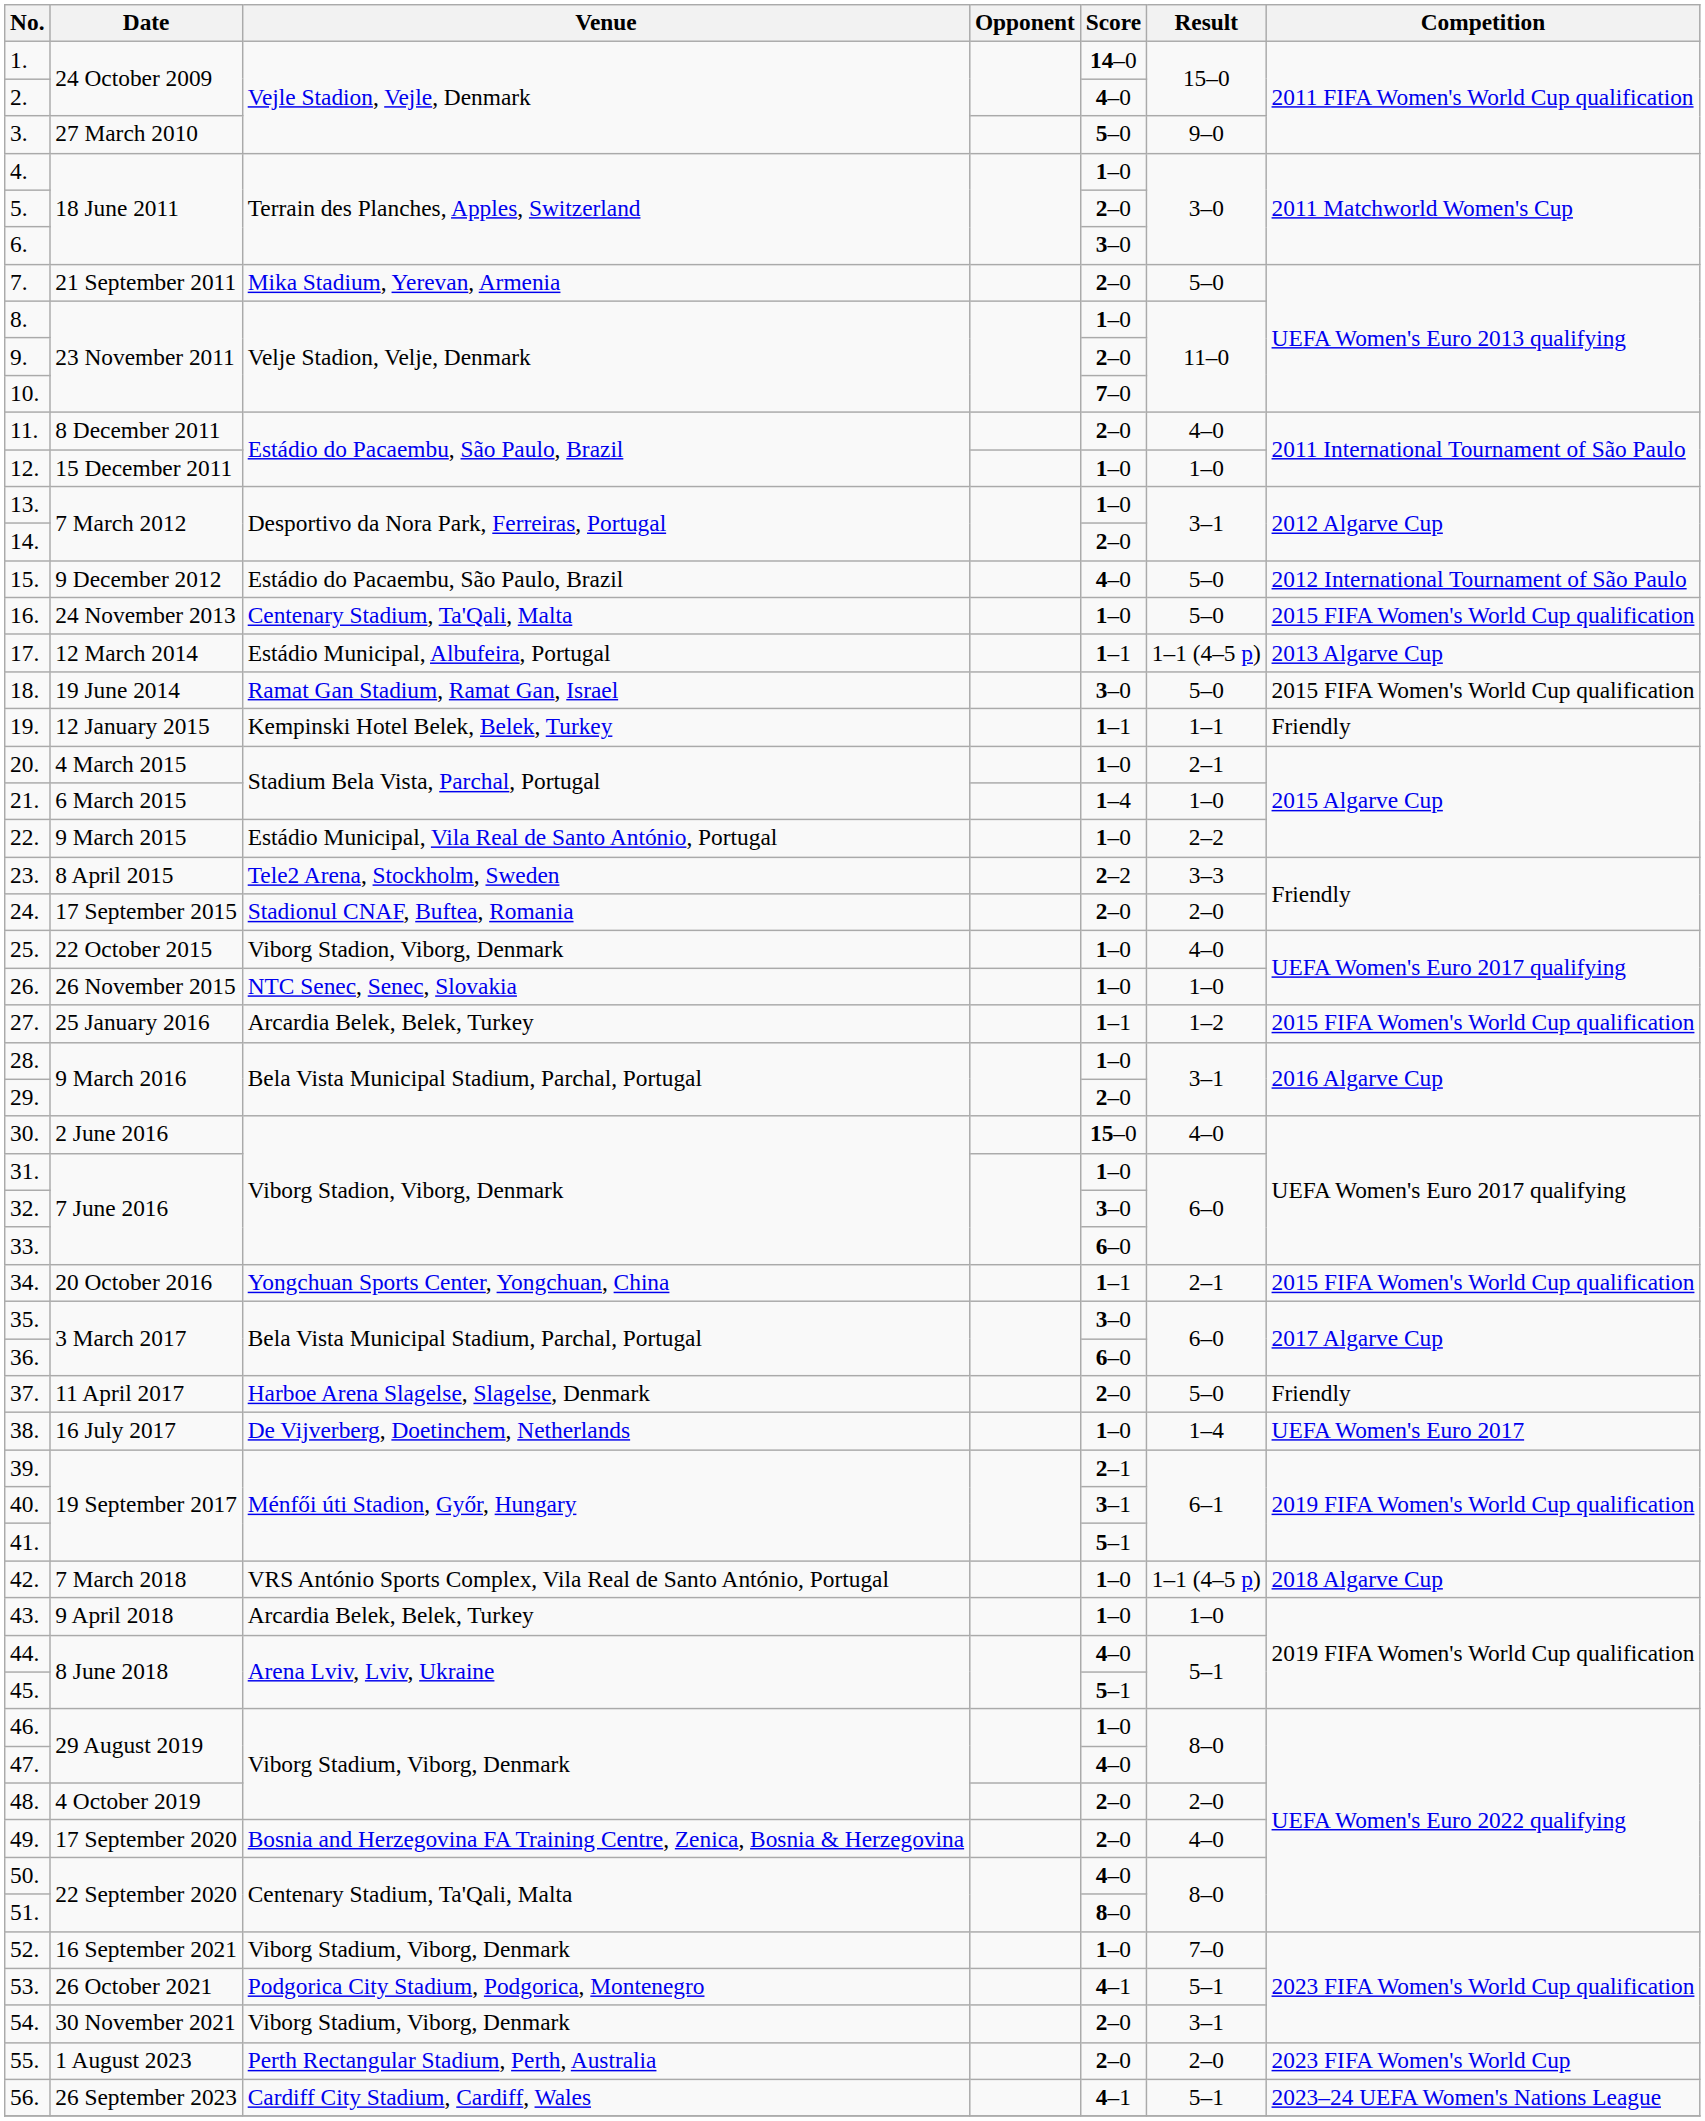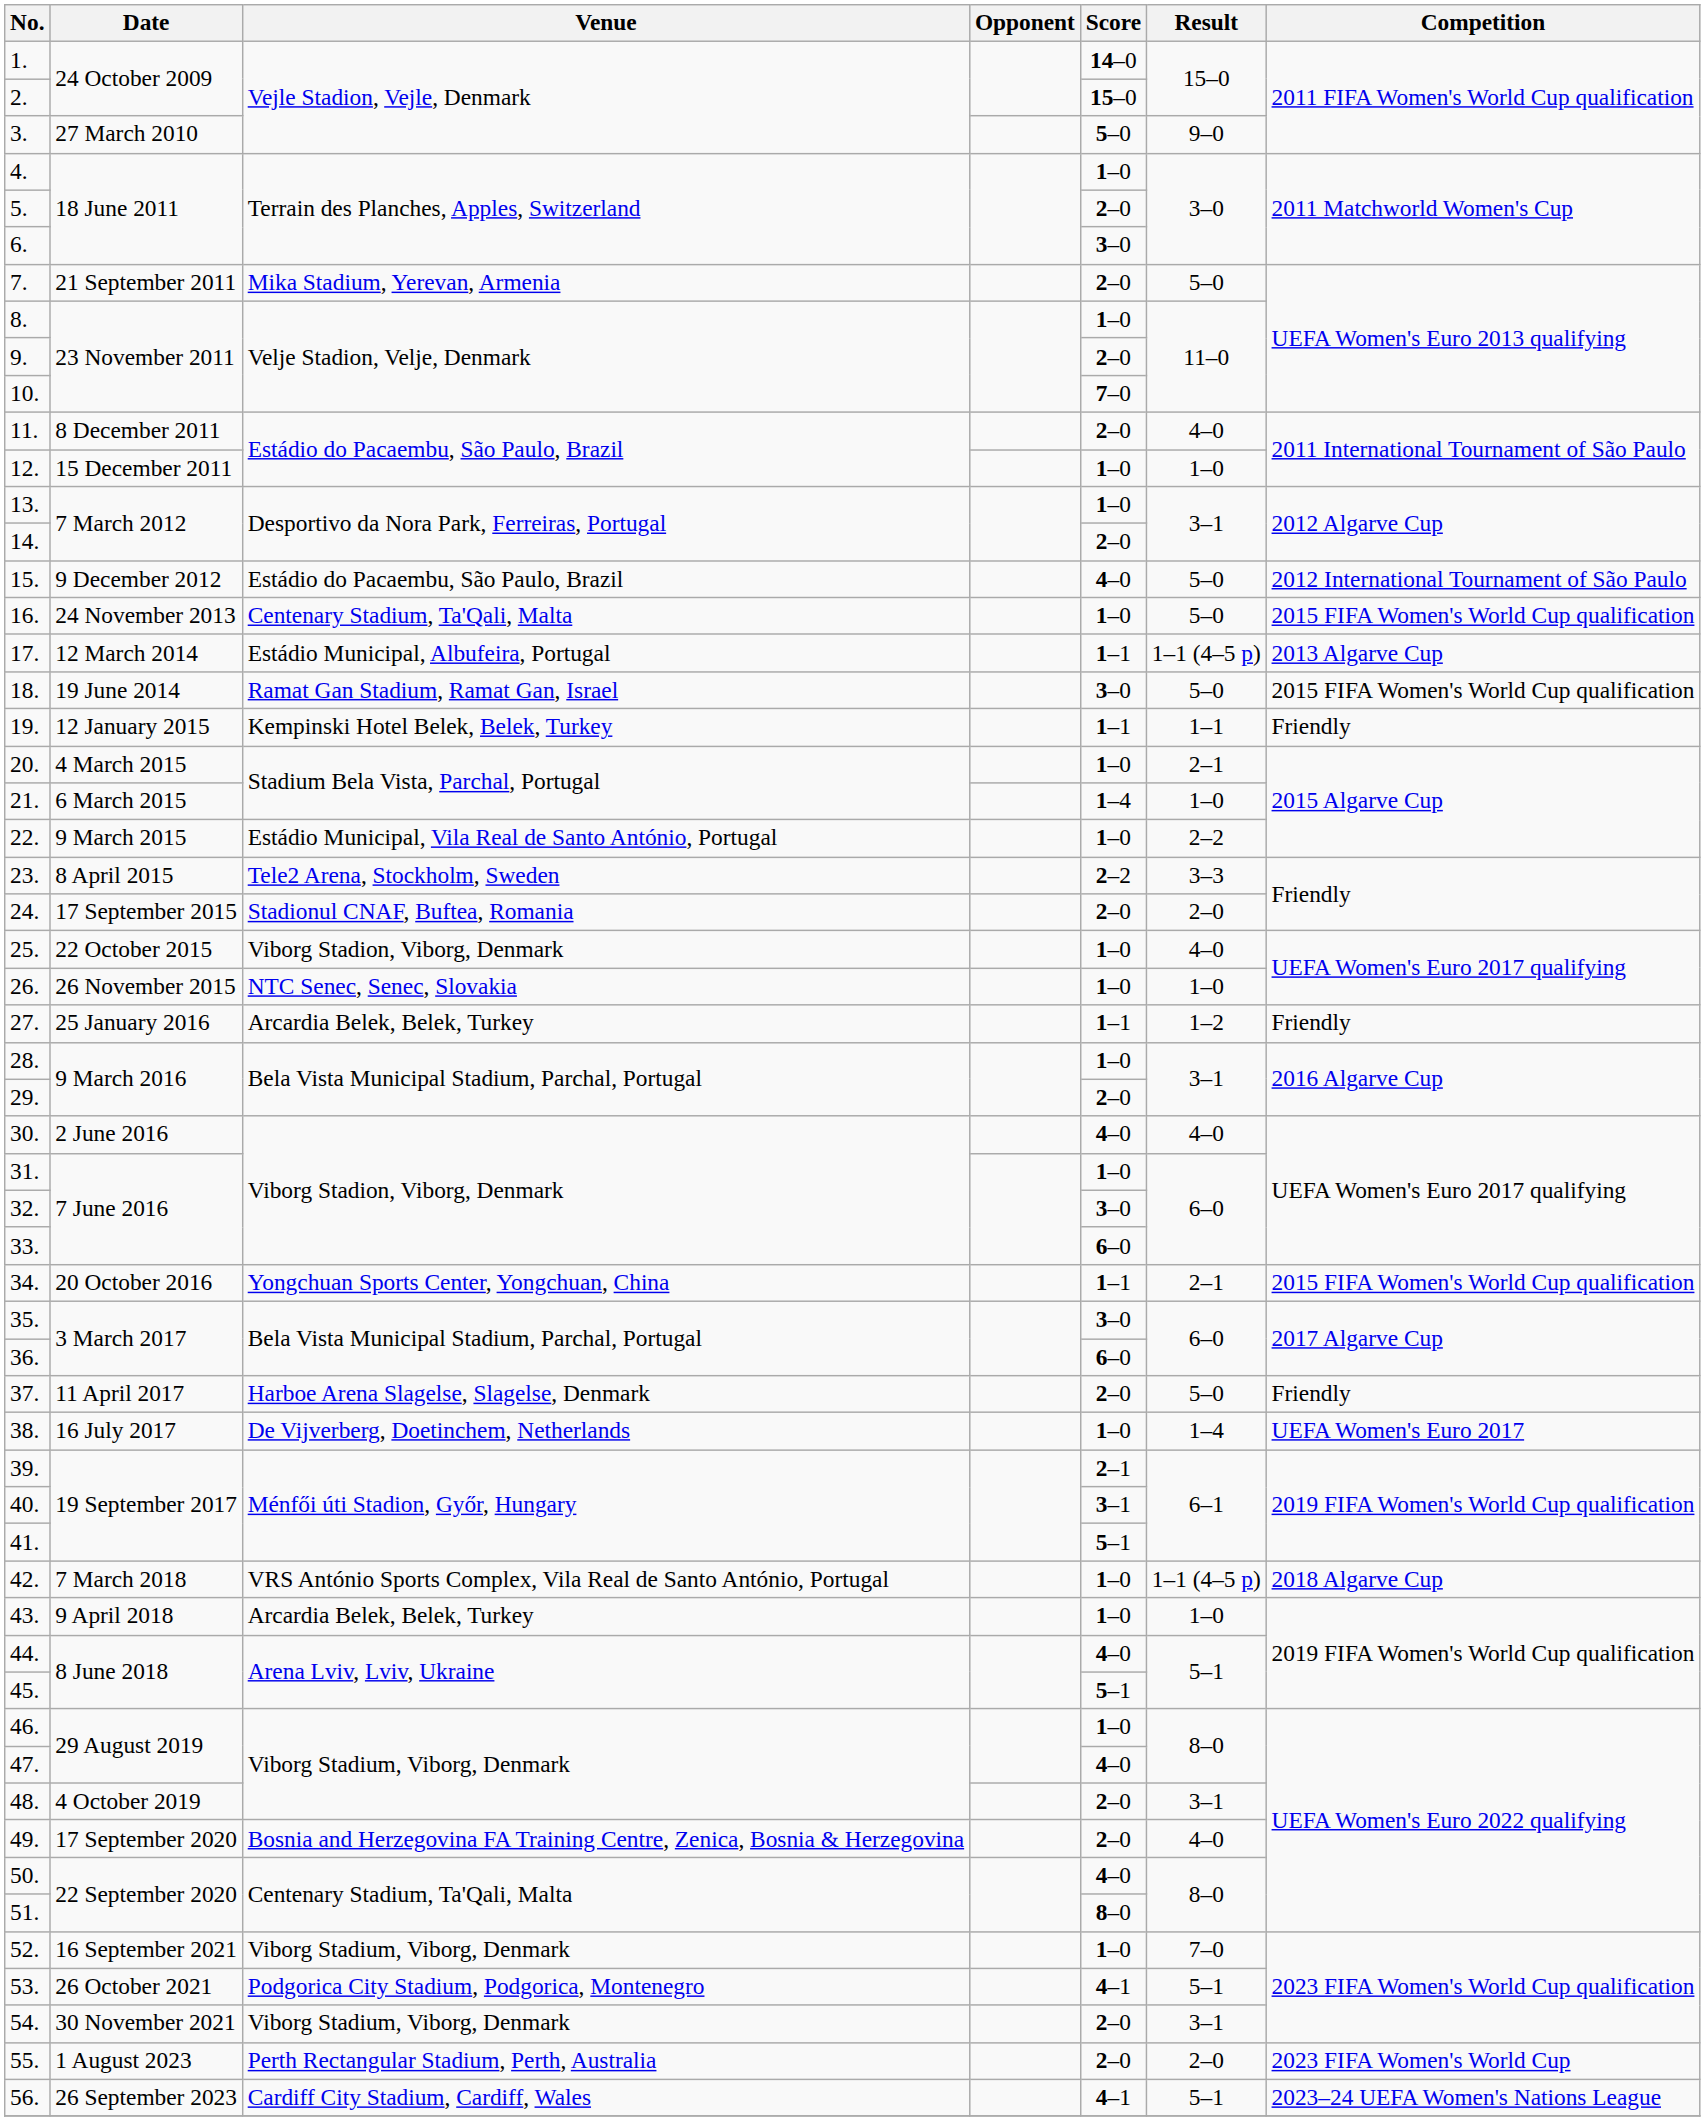(1113, 97) 4–0 -> (1113, 97) 15–0
(1483, 1023) 2015 FIFA Women's World Cup qualification -> (1311, 1023) Friendly
(1113, 1134) 15–0 -> (1113, 1134) 4–0
(1206, 1801) 2–0 -> (1206, 1801) 3–1
